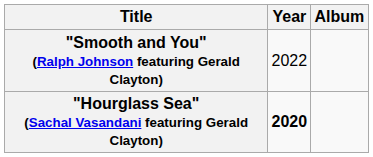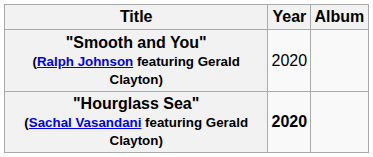(289, 60) 2022 -> (289, 60) 2020
